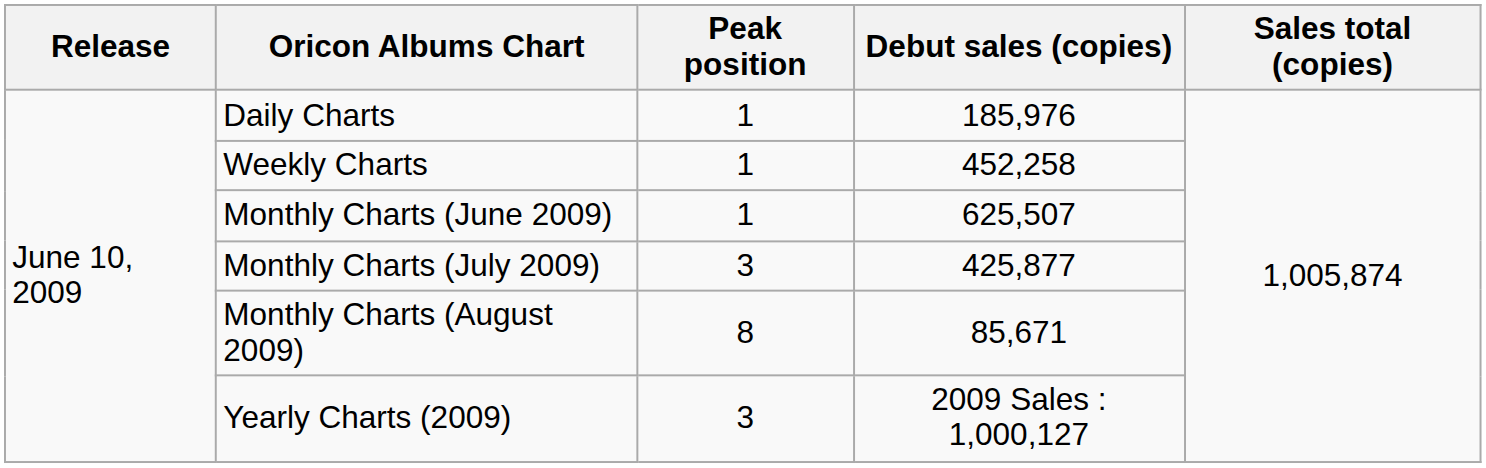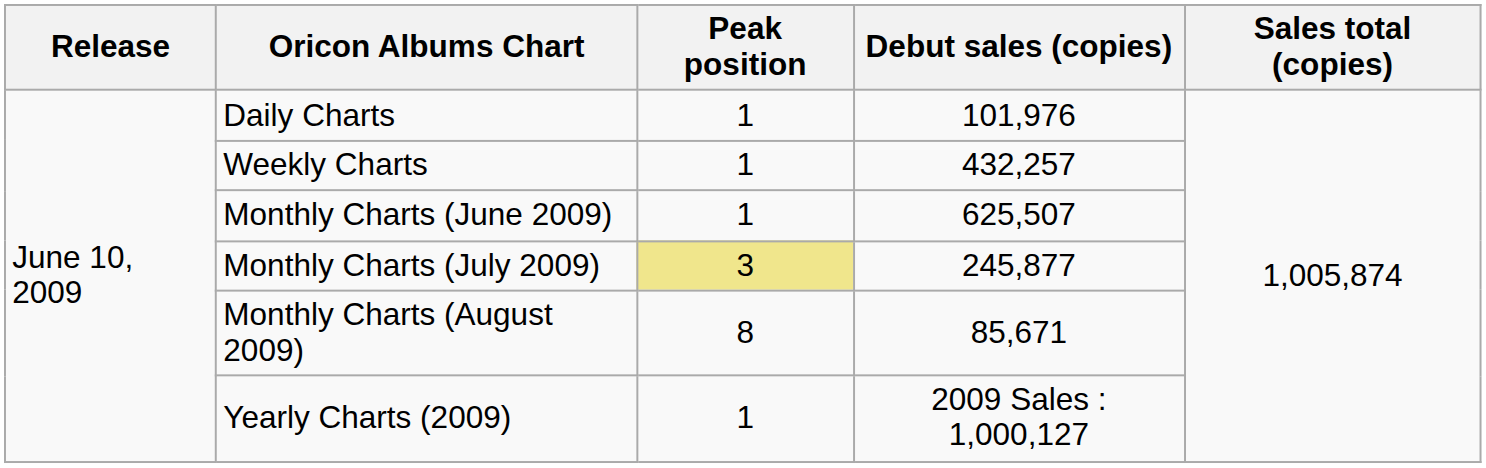(1019, 114) 185,976 -> (1019, 114) 101,976
(1019, 164) 452,258 -> (1019, 164) 432,257
(745, 264) no background -> (745, 264) khaki background
(1019, 264) 425,877 -> (1019, 264) 245,877
(745, 418) 3 -> (745, 418) 1
